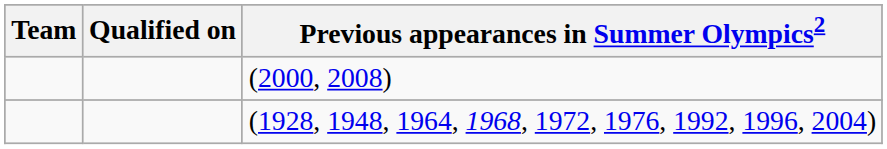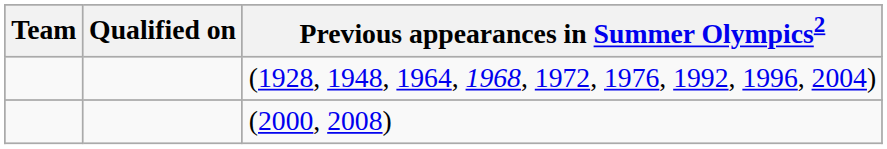rows swapped: (320, 77) <-> (562, 121)
